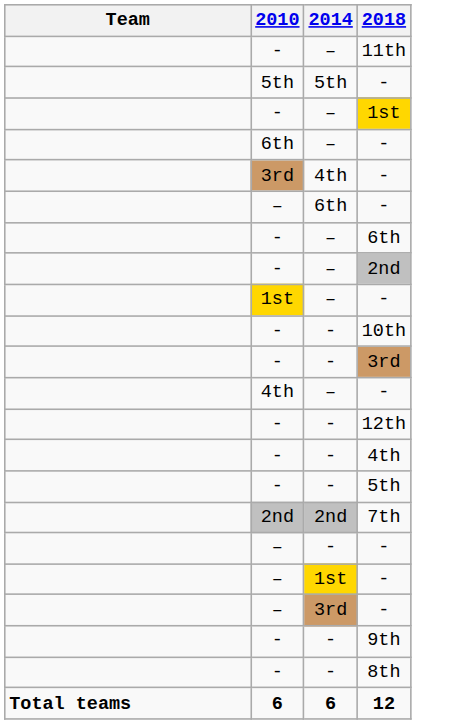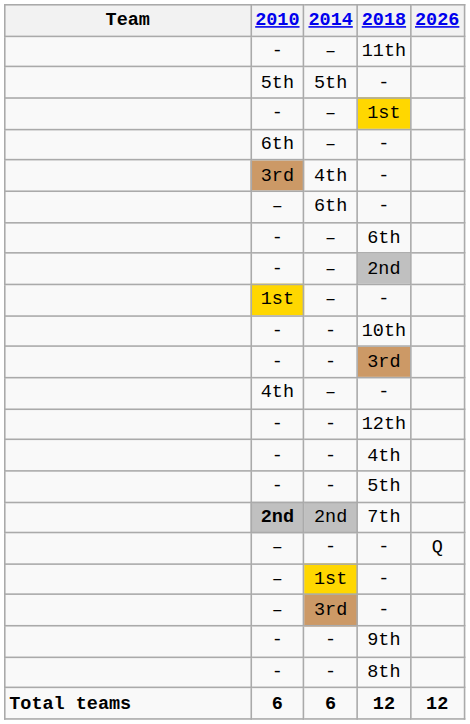+ column: (437, 20)
(277, 517) normal -> (277, 517) bold
